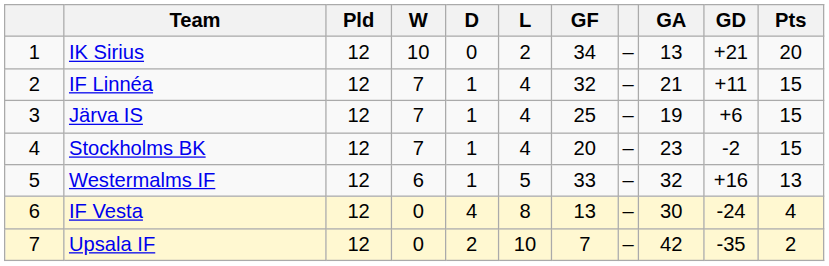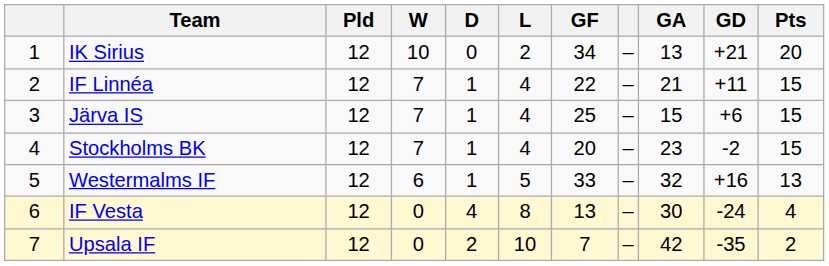(585, 84) 32 -> (585, 84) 22
(671, 116) 19 -> (671, 116) 15
